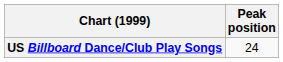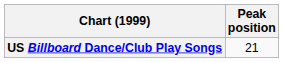(252, 47) 24 -> (252, 47) 21
